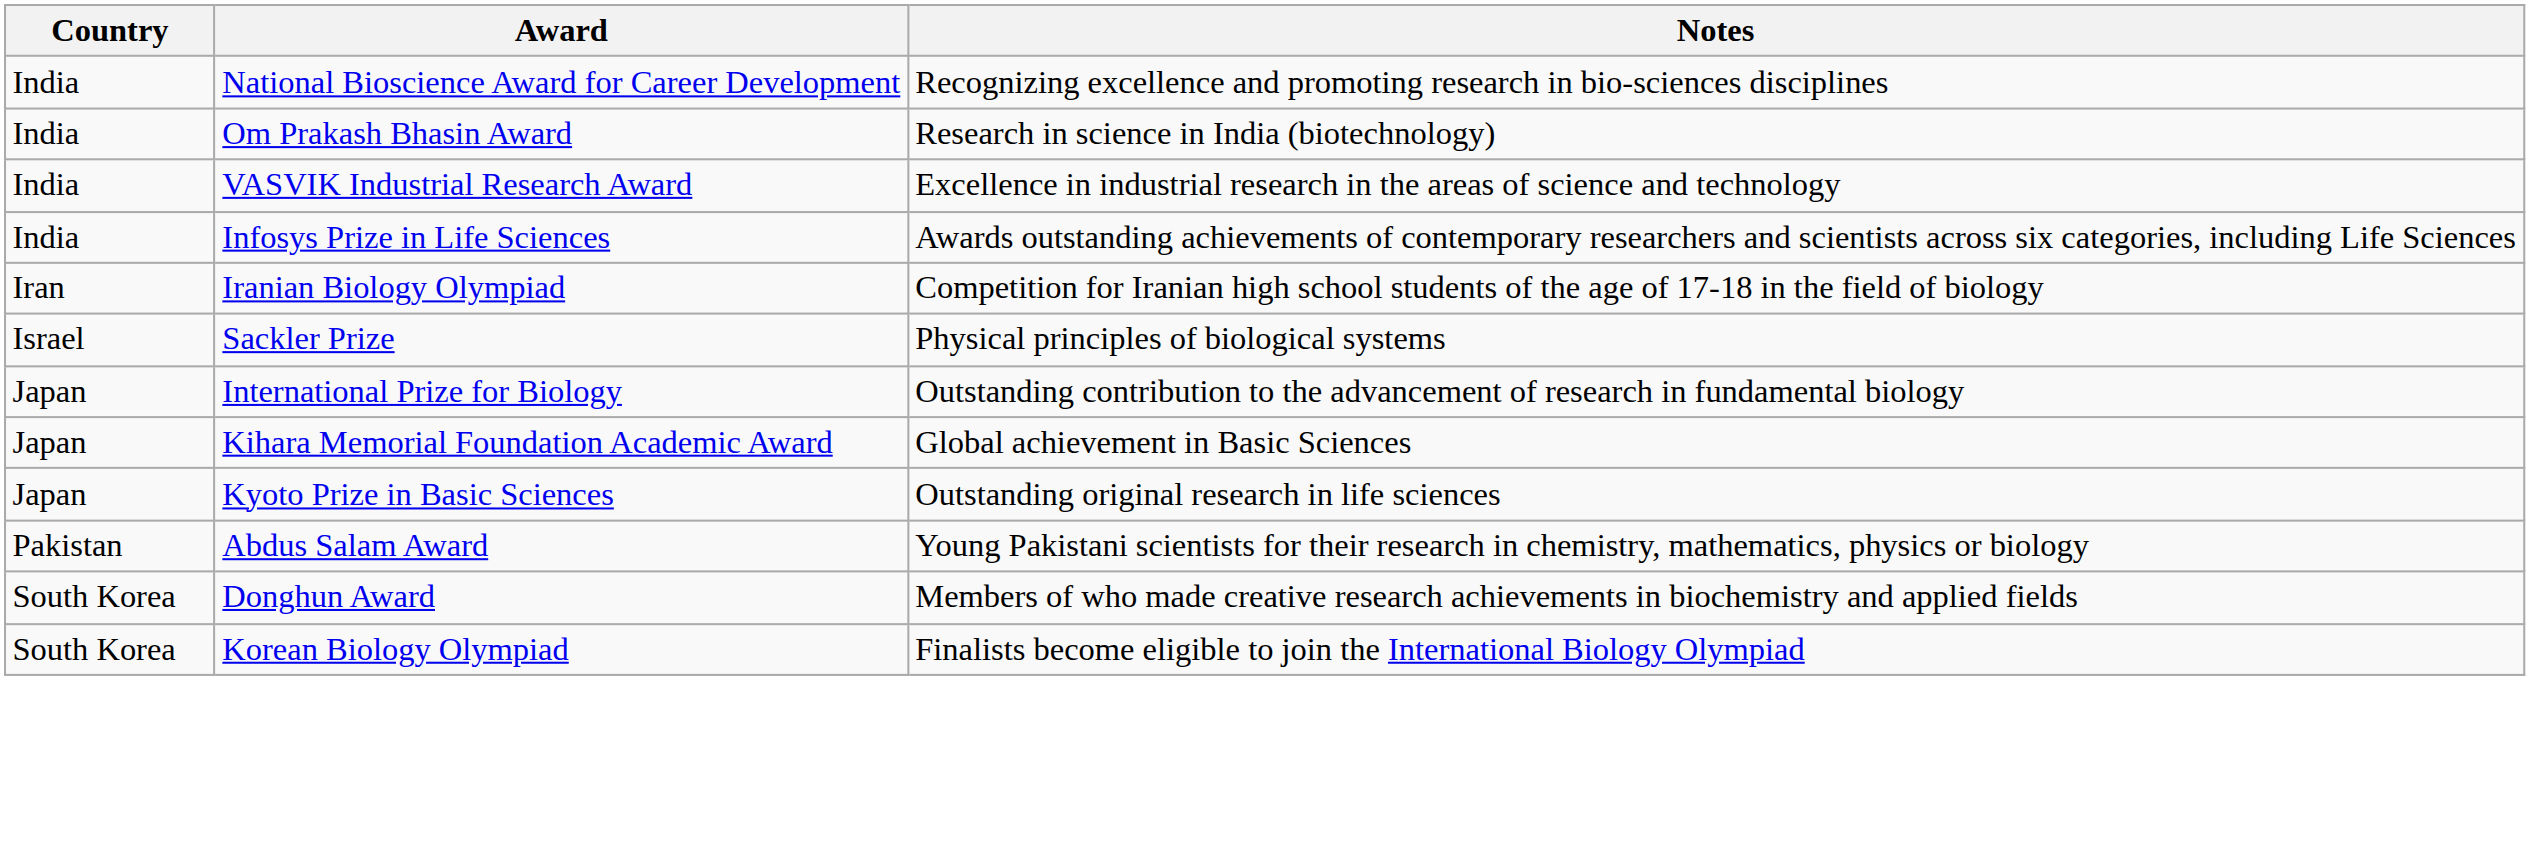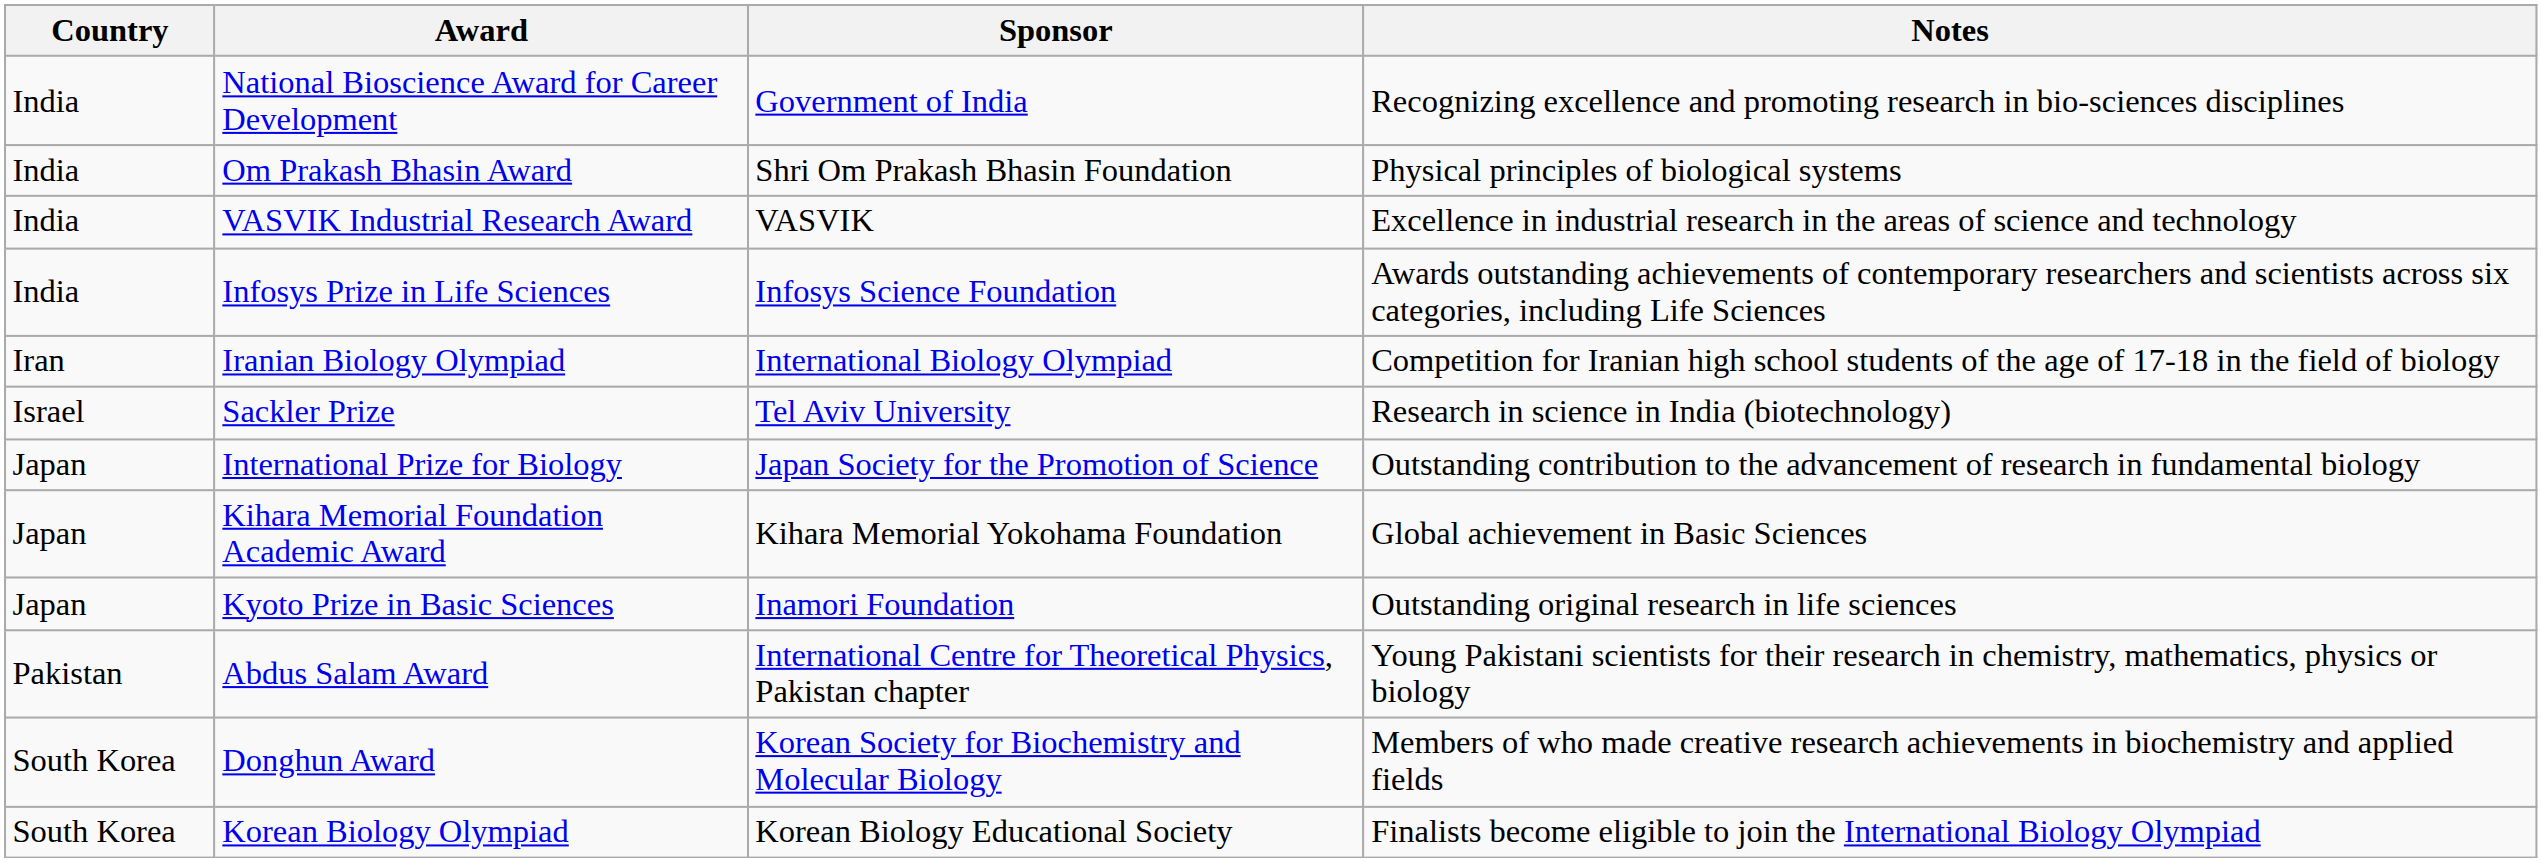+ column: (1056, 30)
(1205, 133) Research in science in India (biotechnology) -> (1636, 169) Physical principles of biological systems
(1180, 339) Physical principles of biological systems -> (1661, 412) Research in science in India (biotechnology)
